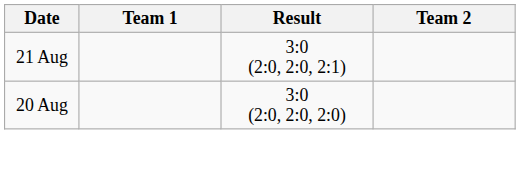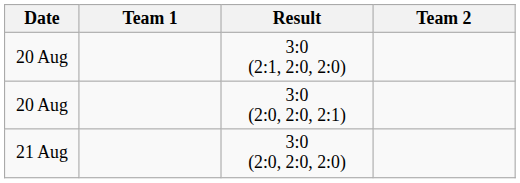+ row: (297, 56)
(42, 56) 21 Aug -> (42, 104) 20 Aug
(42, 104) 20 Aug -> (42, 153) 21 Aug
